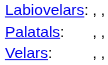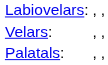rows swapped: (29, 53) <-> (35, 31)
